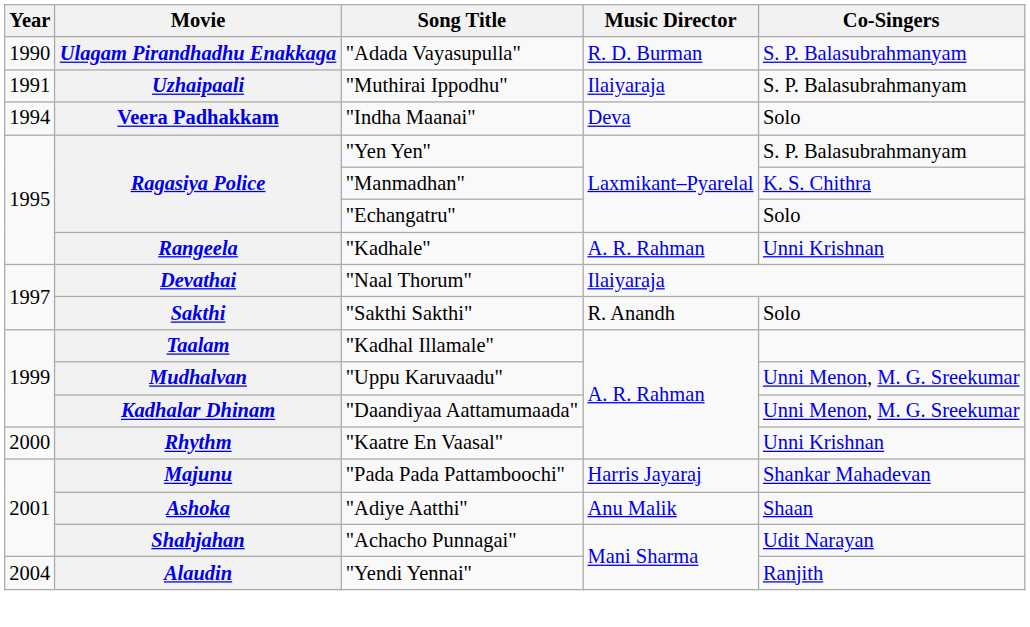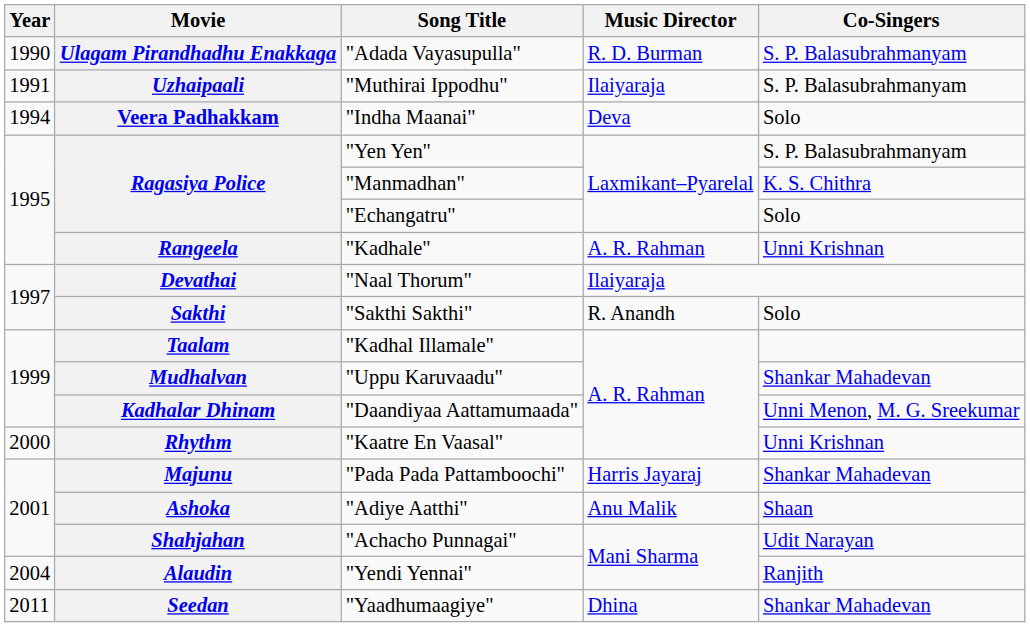(891, 378) Unni Menon, M. G. Sreekumar -> (847, 378) Shankar Mahadevan
+ row: (420, 605)
